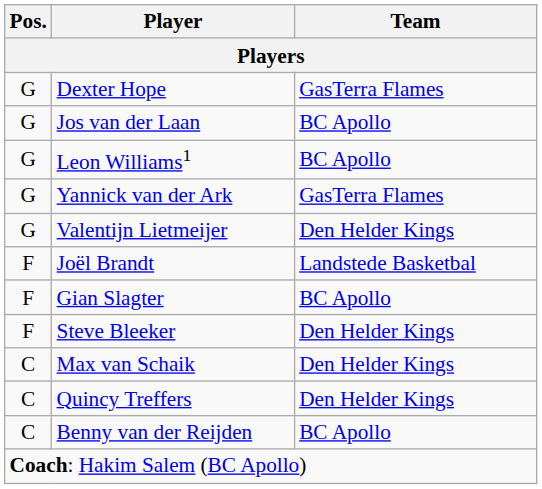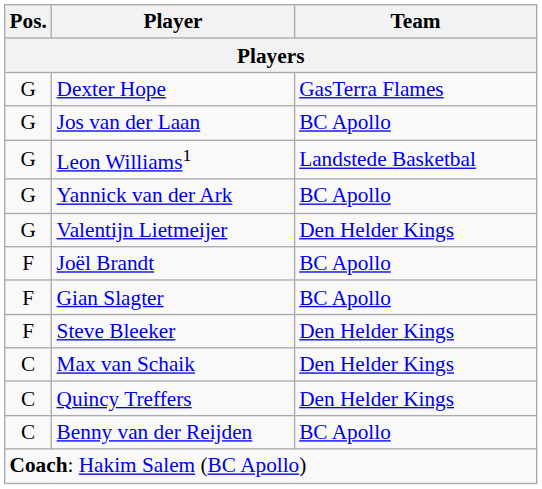(345, 159) BC Apollo -> (388, 159) Landstede Basketbal
(371, 195) GasTerra Flames -> (345, 195) BC Apollo
(388, 263) Landstede Basketbal -> (345, 263) BC Apollo
